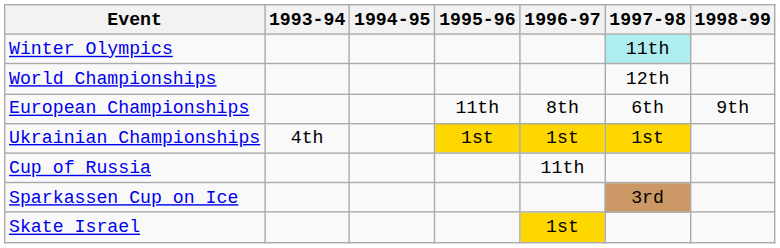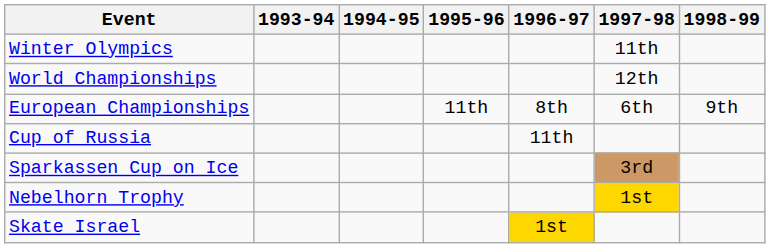(648, 49) paleturquoise background -> (637, 49) no background
- row: (135, 138)
+ row: (96, 198)
